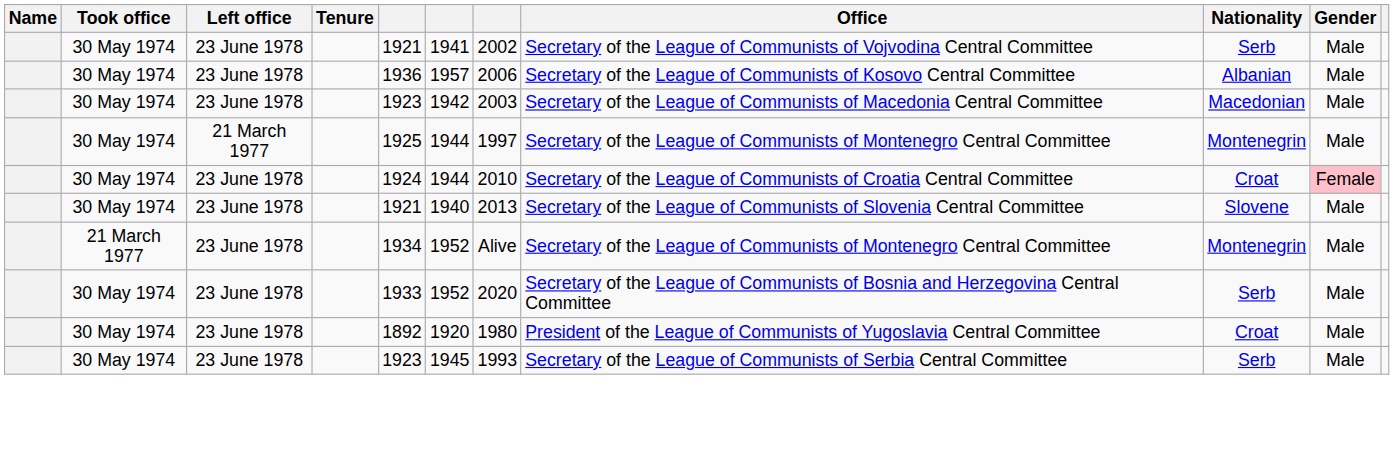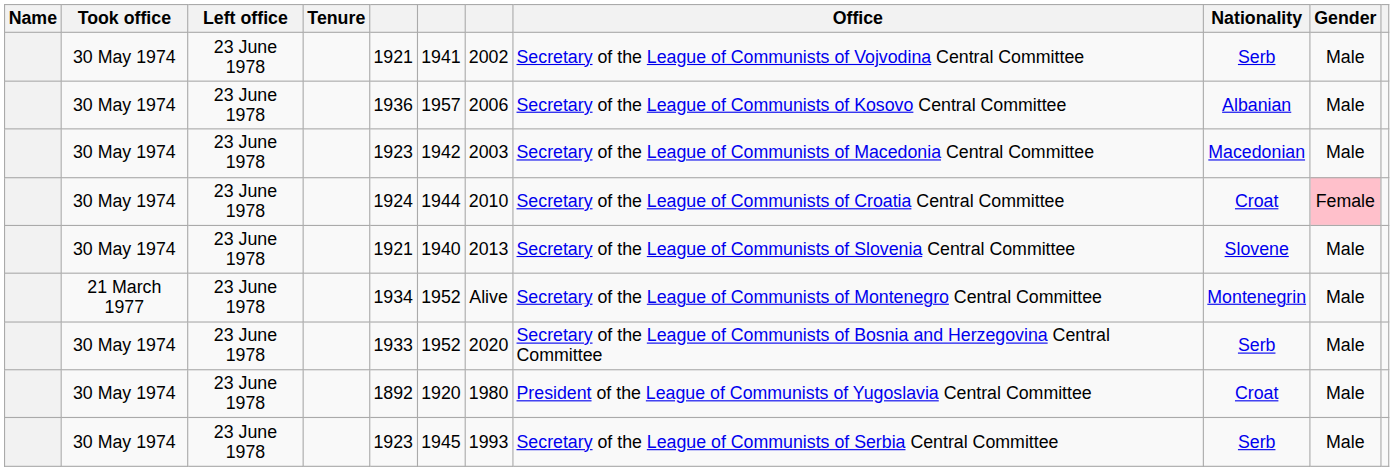- row: (124, 141)
